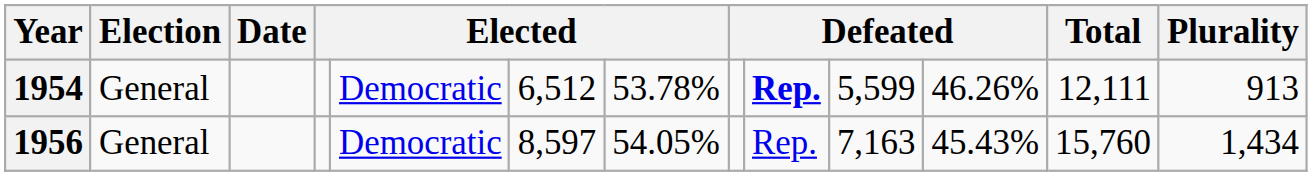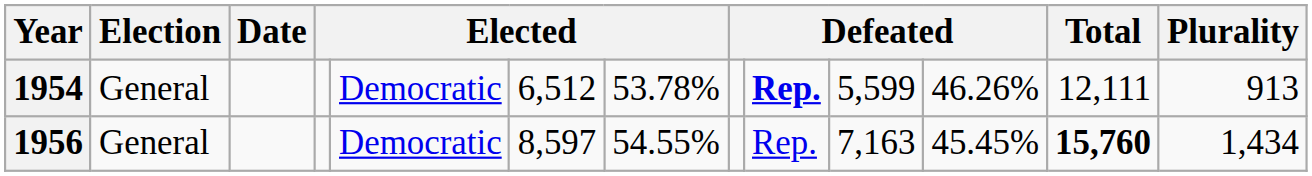(666, 142) 54.05% -> (666, 142) 54.55%
(985, 142) 45.43% -> (985, 142) 45.45%
(1103, 142) normal -> (1103, 142) bold
